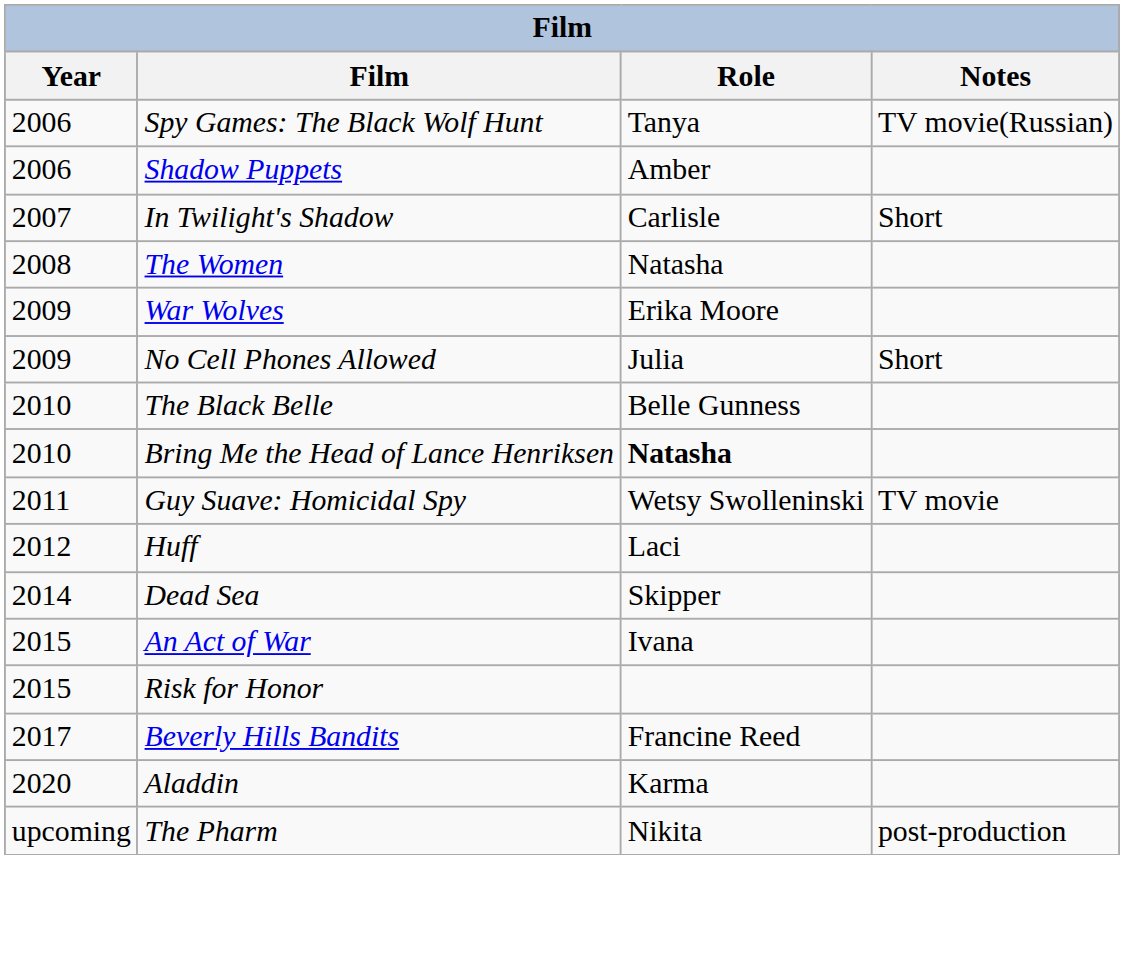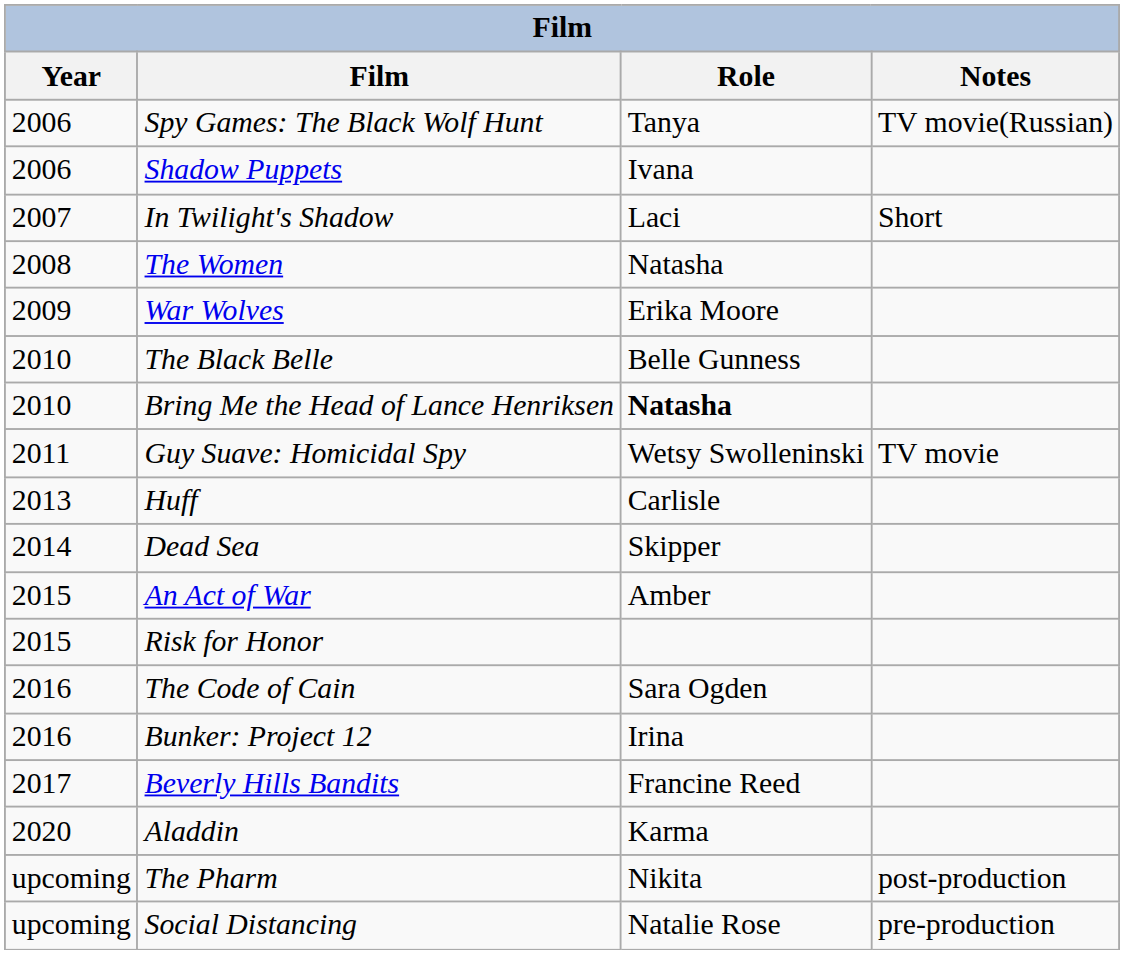(669, 169) Amber -> (661, 169) Ivana
(674, 216) Carlisle -> (654, 216) Laci
- row: (290, 358)
(42, 547) 2012 -> (42, 500) 2013
(654, 547) Laci -> (674, 500) Carlisle
(661, 641) Ivana -> (669, 594) Amber
+ row: (250, 688)
+ row: (258, 736)
+ row: (251, 924)
